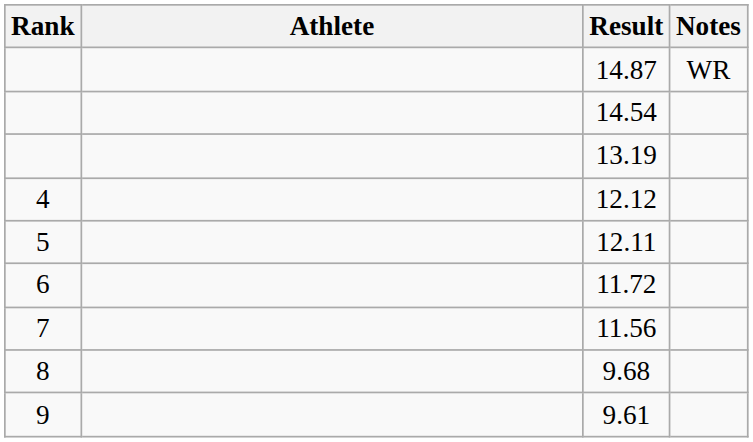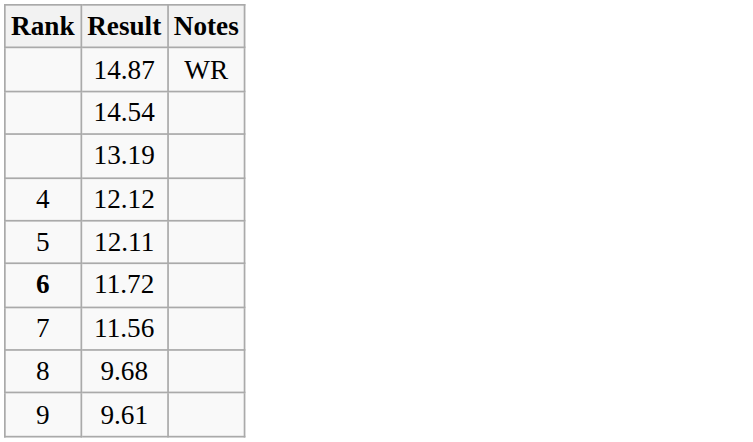- column: (332, 26)
(43, 284) normal -> (43, 284) bold
